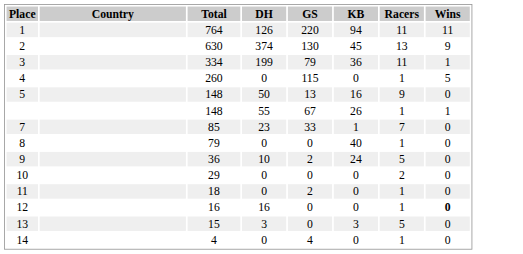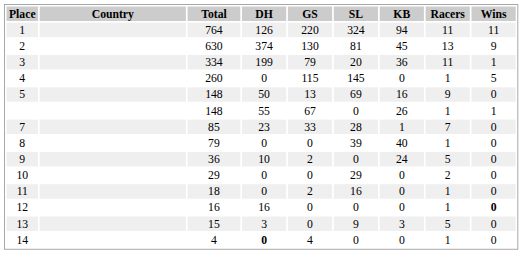+ column: (356, 14)
(264, 240) normal -> (264, 240) bold
